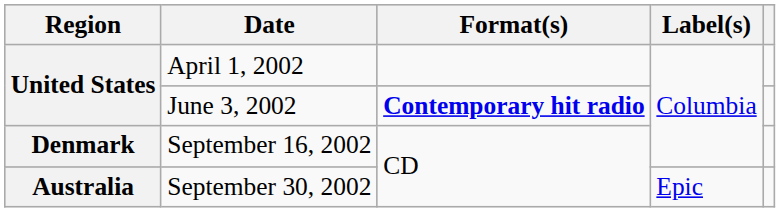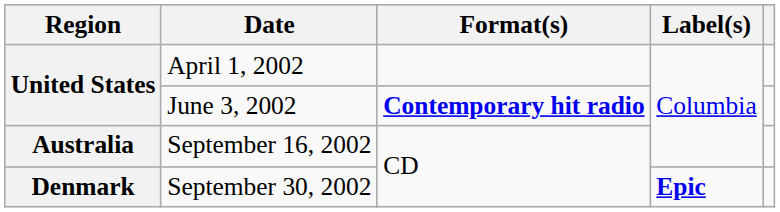(83, 145) Denmark -> (83, 145) Australia
(83, 186) Australia -> (83, 186) Denmark
(680, 186) normal -> (681, 186) bold
